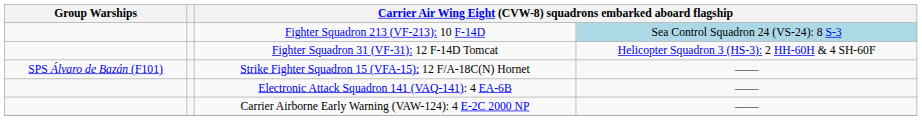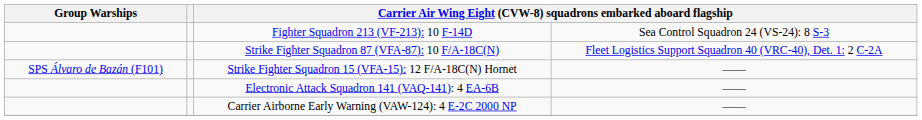(747, 32) lightblue background -> (734, 32) no background
- row: (385, 50)
+ row: (372, 50)
